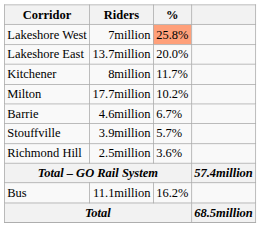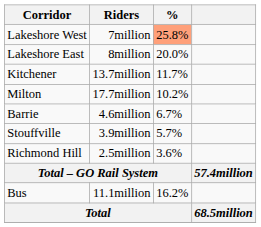(121, 54) 13.7million -> (129, 54) 8million
(129, 74) 8million -> (121, 74) 13.7million
